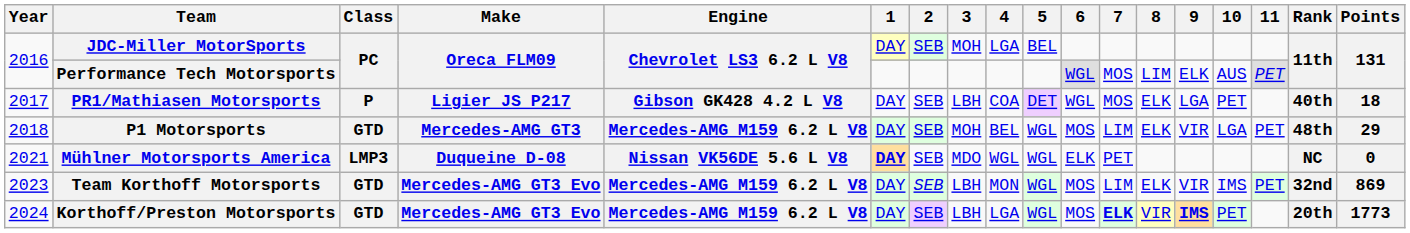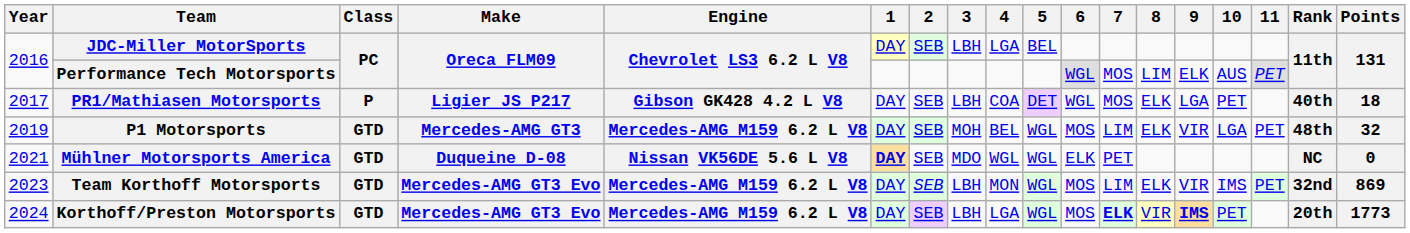(966, 46) MOH -> (966, 46) LBH
(29, 130) 2018 -> (29, 130) 2019
(1370, 130) 29 -> (1370, 130) 32
(368, 158) LMP3 -> (368, 158) GTD
